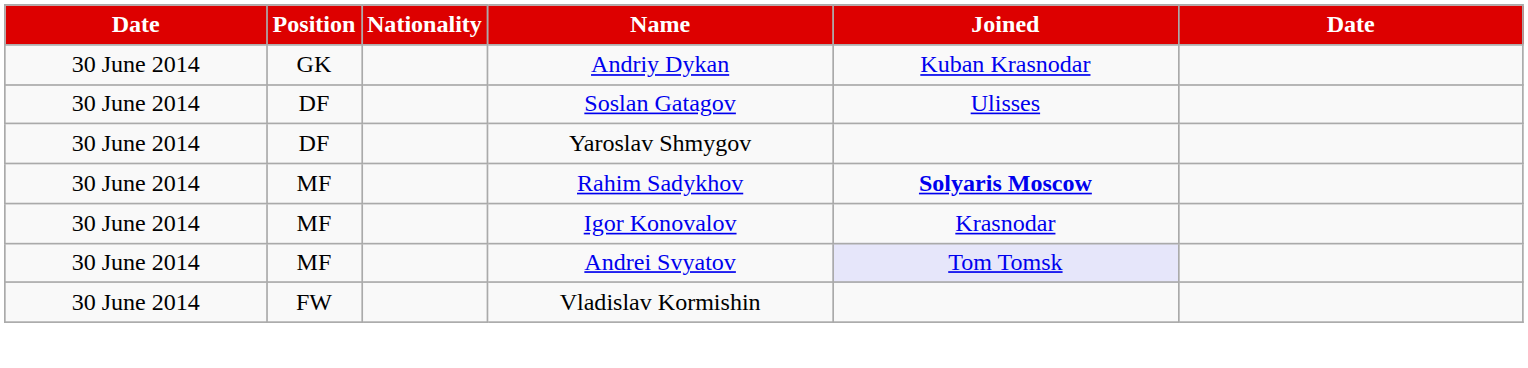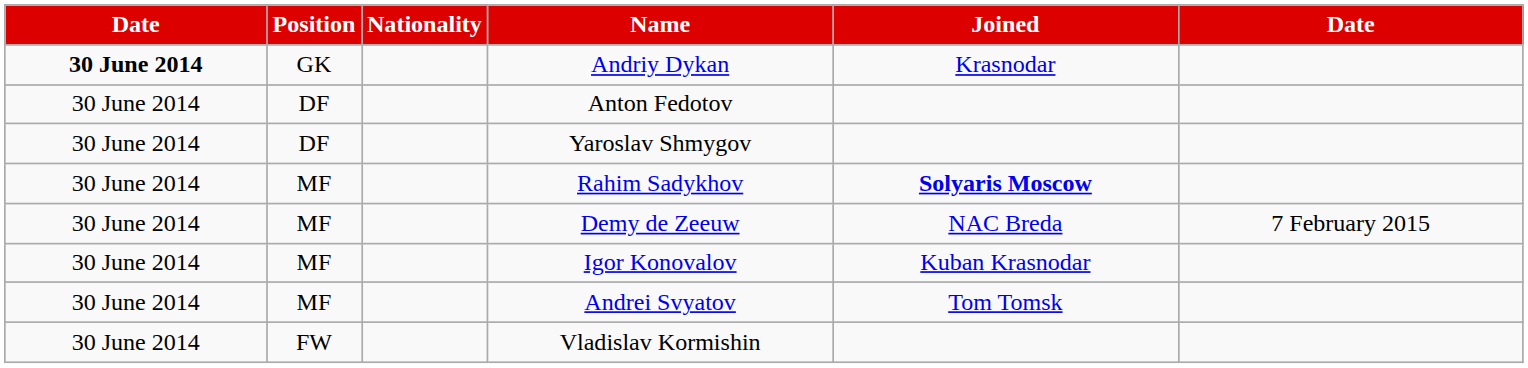(136, 64) normal -> (136, 64) bold
(1005, 64) Kuban Krasnodar -> (1005, 64) Krasnodar
+ row: (660, 104)
- row: (660, 104)
+ row: (660, 223)
(1005, 223) Krasnodar -> (1005, 262) Kuban Krasnodar
(1005, 262) lavender background -> (1005, 302) no background
